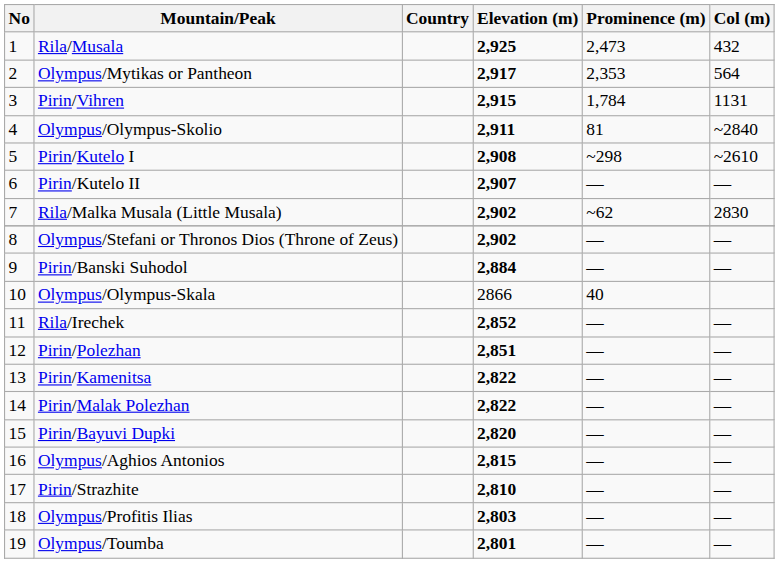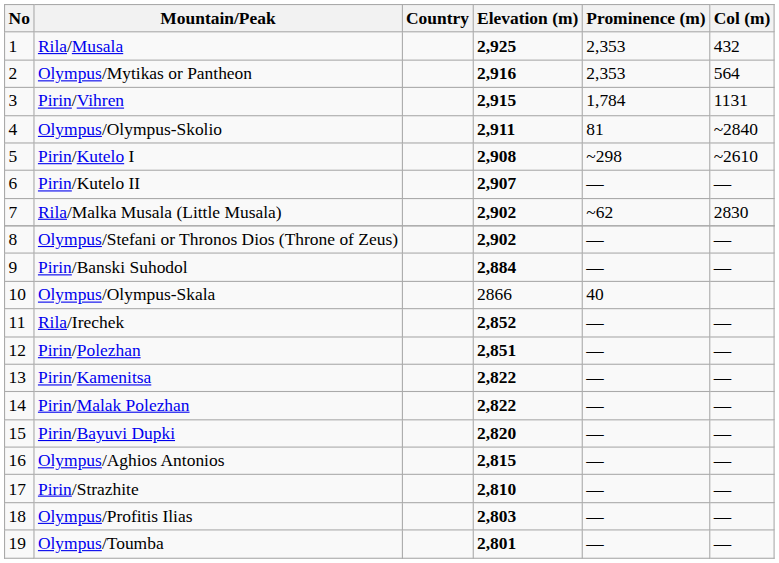(606, 45) 2,473 -> (606, 45) 2,353
(497, 73) 2,917 -> (497, 73) 2,916
